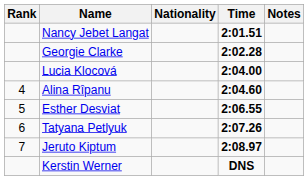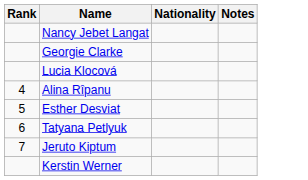- column: (242, 14)
